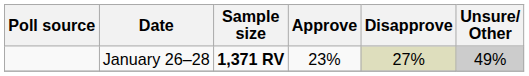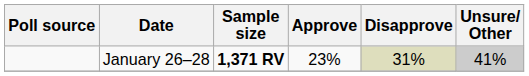(409, 59) 27% -> (409, 59) 31%
(490, 59) 49% -> (490, 59) 41%
